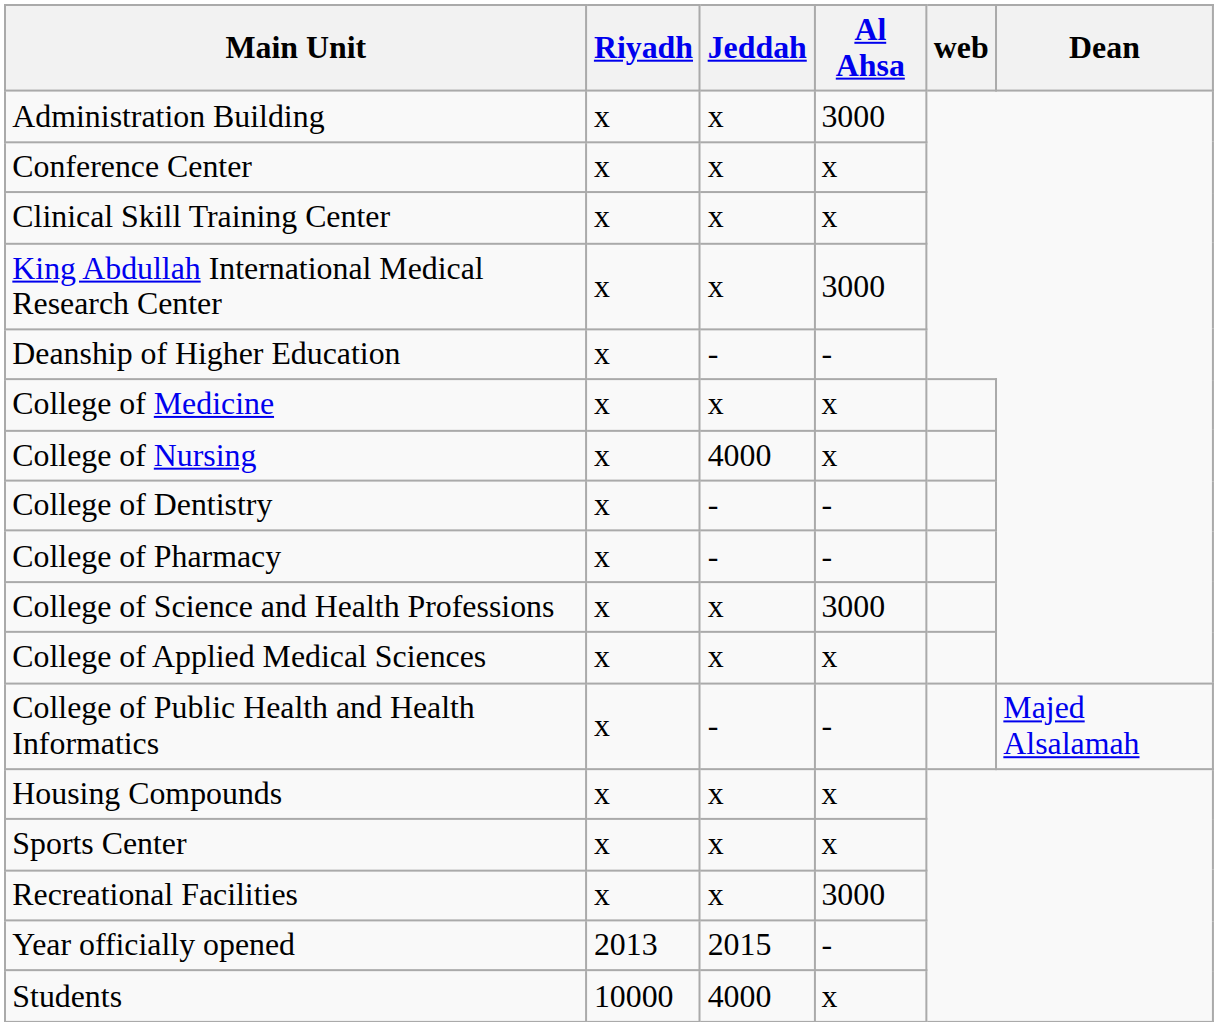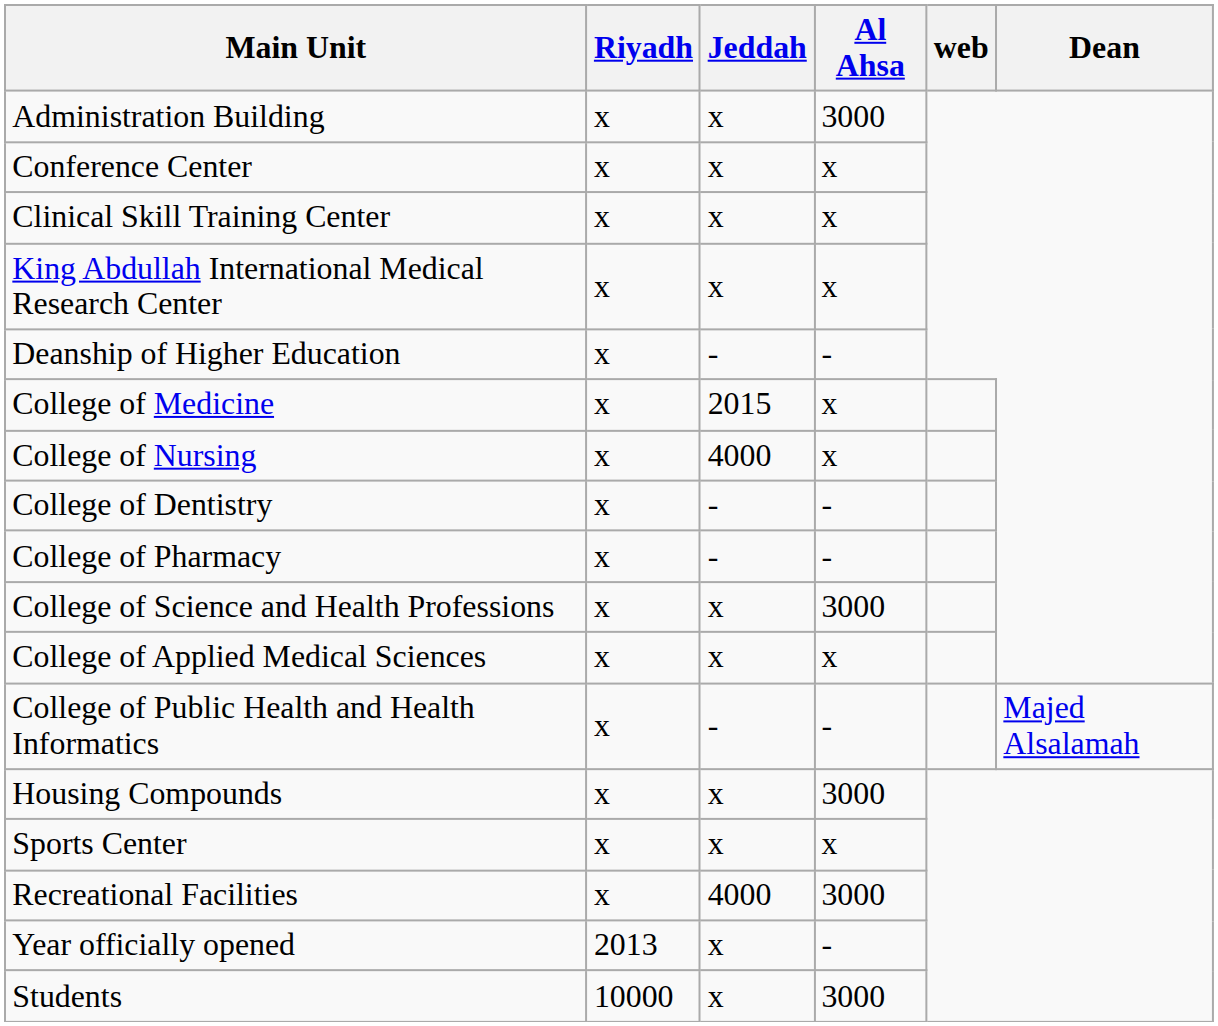(853, 285) 3000 -> (829, 285) x
(716, 404) x -> (740, 404) 2015
(829, 793) x -> (853, 793) 3000
(716, 894) x -> (740, 894) 4000
(740, 945) 2015 -> (716, 945) x
(740, 995) 4000 -> (716, 995) x
(829, 995) x -> (853, 995) 3000
